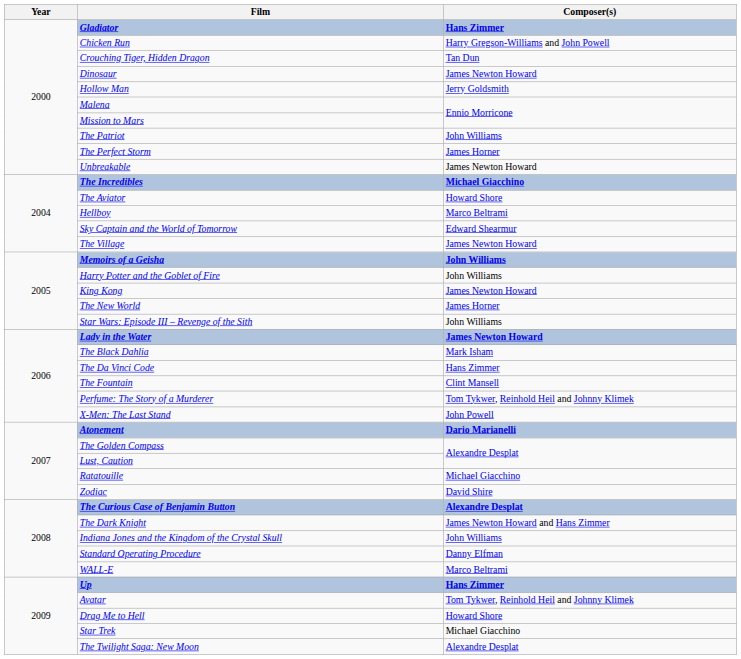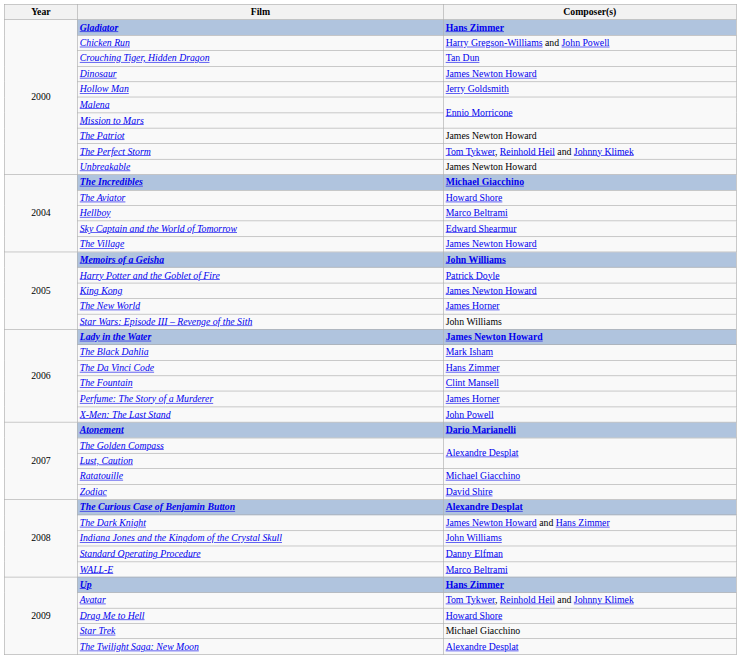(474, 136) John Williams -> (491, 136) James Newton Howard
(473, 151) James Horner -> (540, 151) Tom Tykwer, Reinhold Heil and Johnny Klimek
(474, 275) John Williams -> (473, 275) Patrick Doyle
(540, 399) Tom Tykwer, Reinhold Heil and Johnny Klimek -> (473, 399) James Horner
